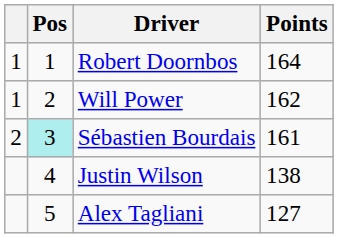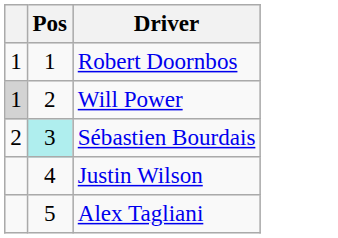- column: (297, 23)
(16, 99) no background -> (16, 99) lightgrey background
